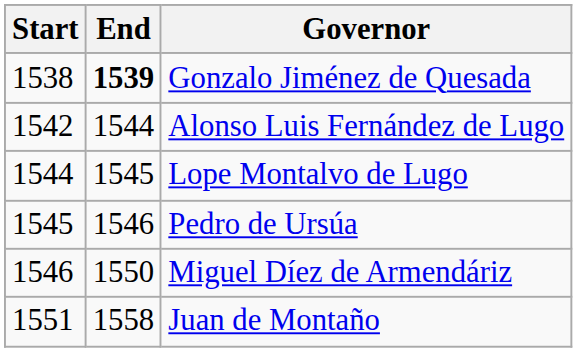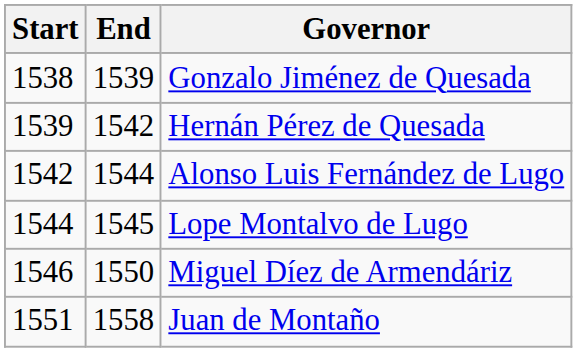(123, 77) bold -> (123, 77) normal
+ row: (327, 126)
- row: (263, 223)
